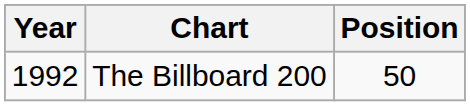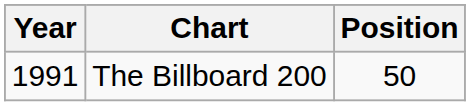(45, 75) 1992 -> (45, 75) 1991
